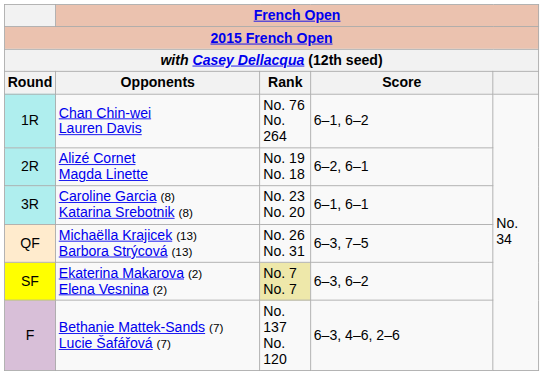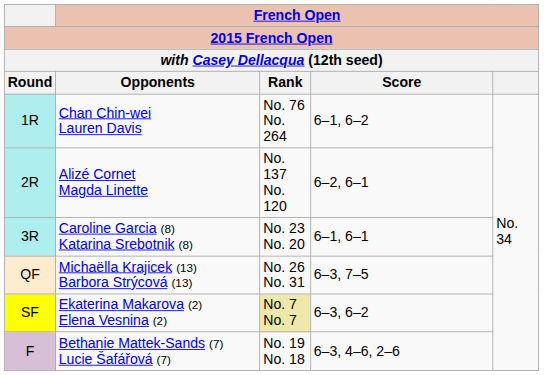(284, 166) No. 19 No. 18 -> (275, 182) No. 137 No. 120
(275, 335) No. 137 No. 120 -> (284, 351) No. 19 No. 18
